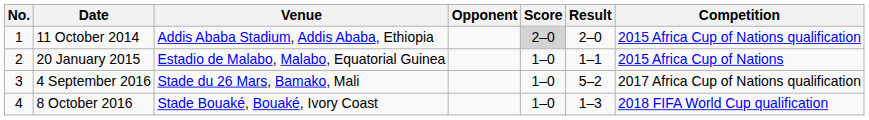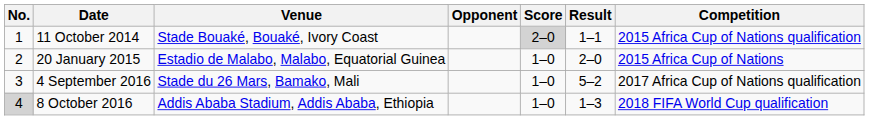(296, 37) Addis Ababa Stadium, Addis Ababa, Ethiopia -> (268, 37) Stade Bouaké, Bouaké, Ivory Coast
(590, 37) 2–0 -> (590, 37) 1–1
(590, 59) 1–1 -> (590, 59) 2–0
(19, 103) no background -> (19, 103) lightgrey background
(268, 103) Stade Bouaké, Bouaké, Ivory Coast -> (296, 103) Addis Ababa Stadium, Addis Ababa, Ethiopia
